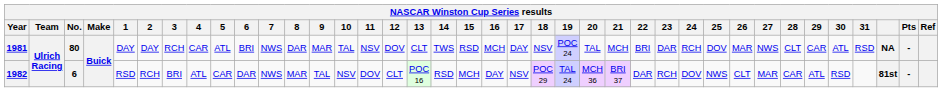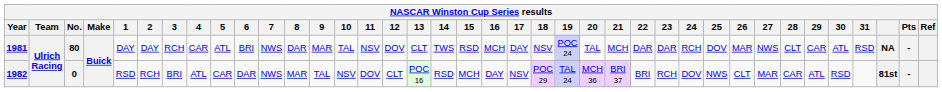(643, 48) BRI -> (643, 48) DAR
(74, 74) 6 -> (74, 74) 0
(643, 74) DAR -> (643, 74) BRI
